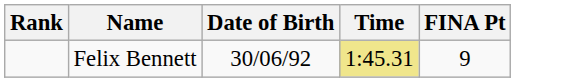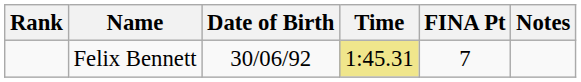+ column: (543, 22)
(465, 58) 9 -> (465, 58) 7
